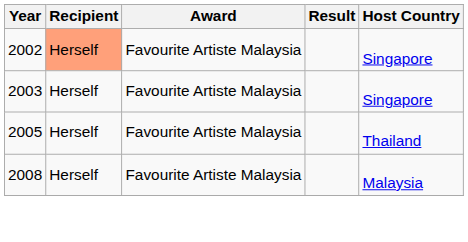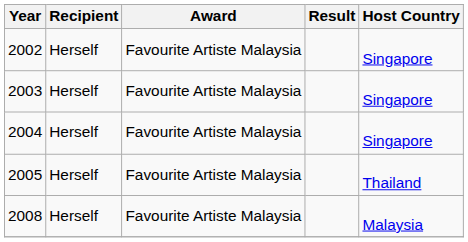(74, 49) lightsalmon background -> (74, 49) no background
+ row: (25, 132)
